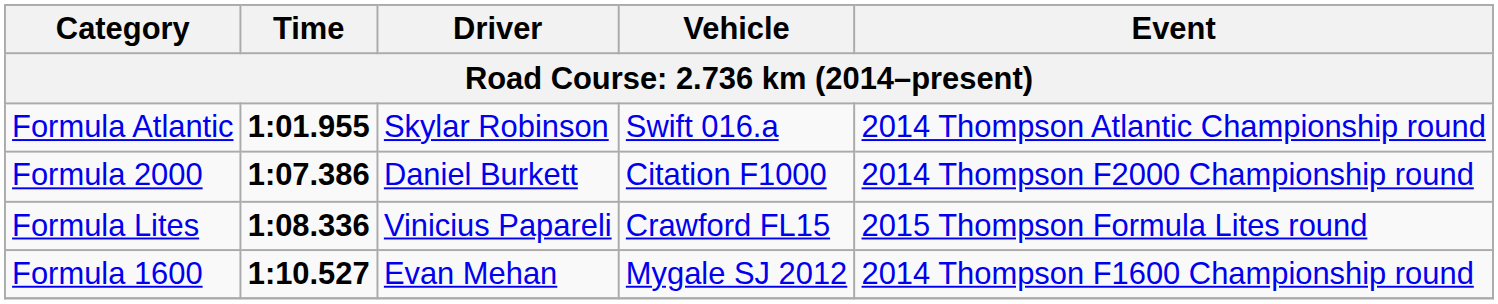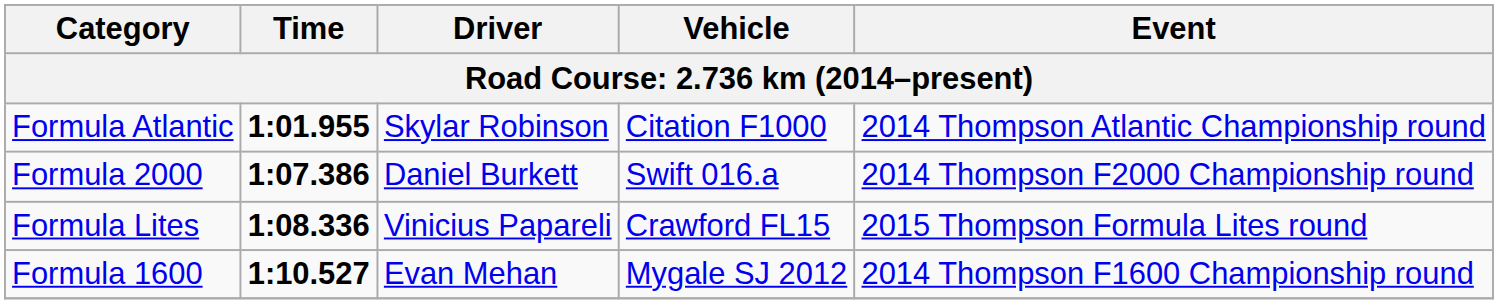(702, 126) Swift 016.a -> (726, 126) Citation F1000
(726, 175) Citation F1000 -> (702, 175) Swift 016.a
